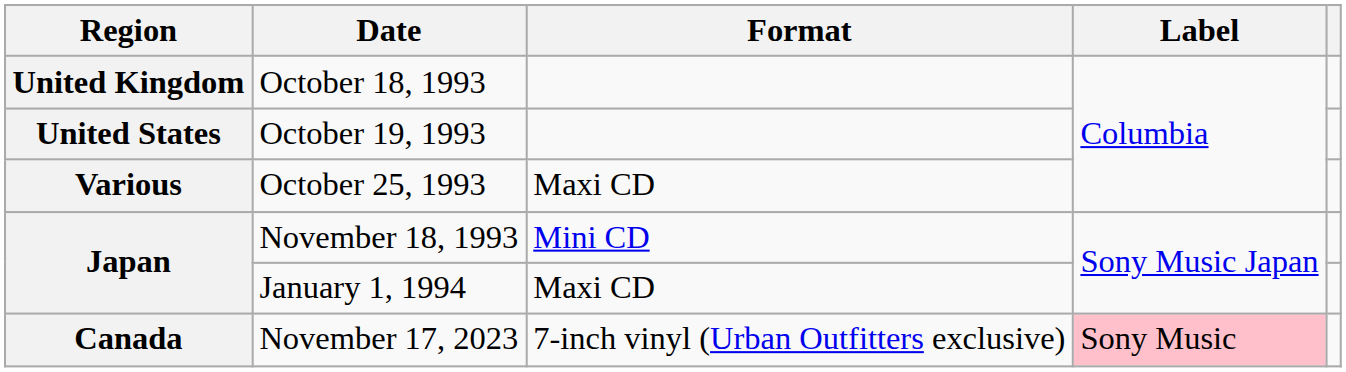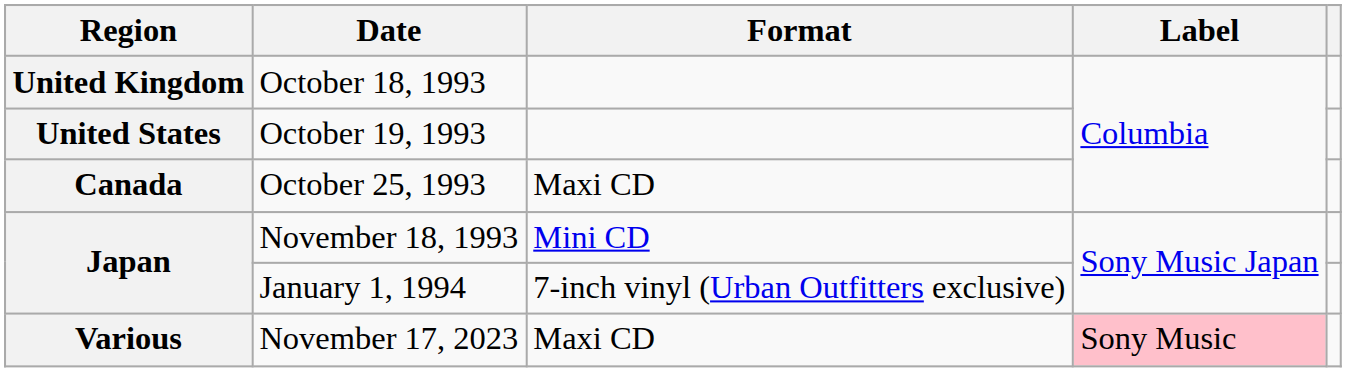(128, 184) Various -> (128, 184) Canada
(594, 287) Maxi CD -> (799, 287) 7-inch vinyl (Urban Outfitters exclusive)
(128, 339) Canada -> (128, 339) Various
(799, 339) 7-inch vinyl (Urban Outfitters exclusive) -> (594, 339) Maxi CD
